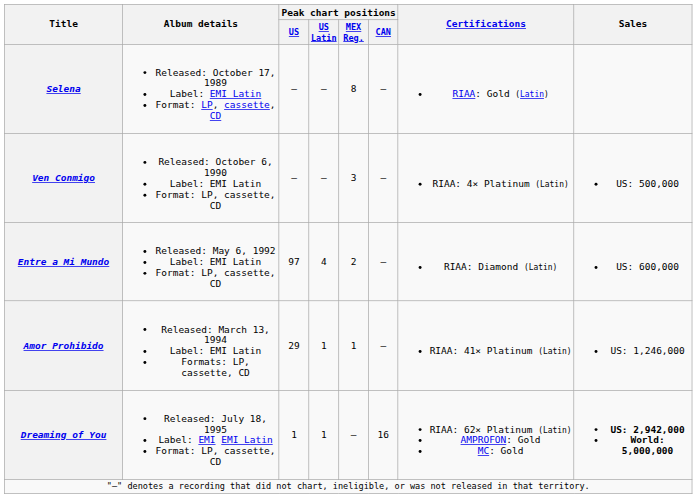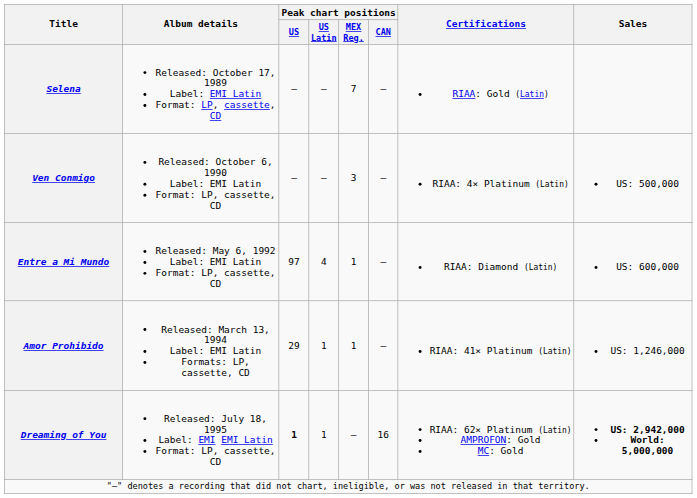(354, 89) 8 -> (354, 89) 7
(354, 262) 2 -> (354, 262) 1
(294, 435) normal -> (294, 435) bold
